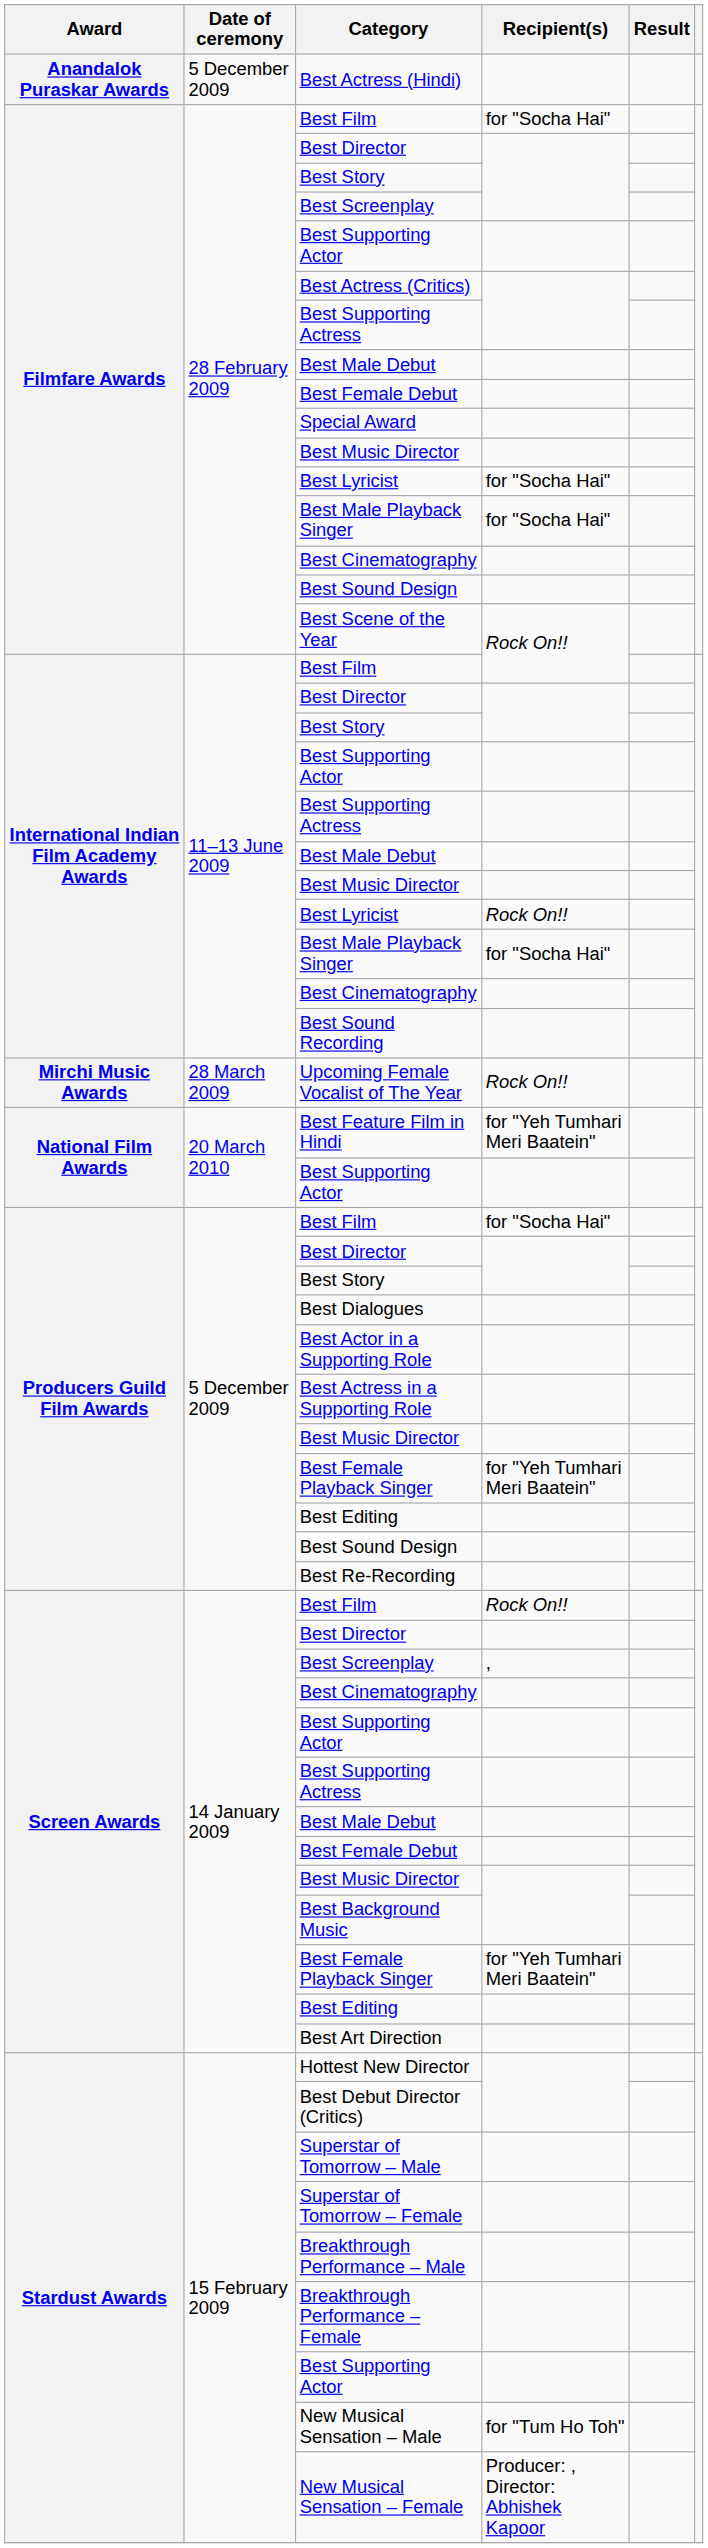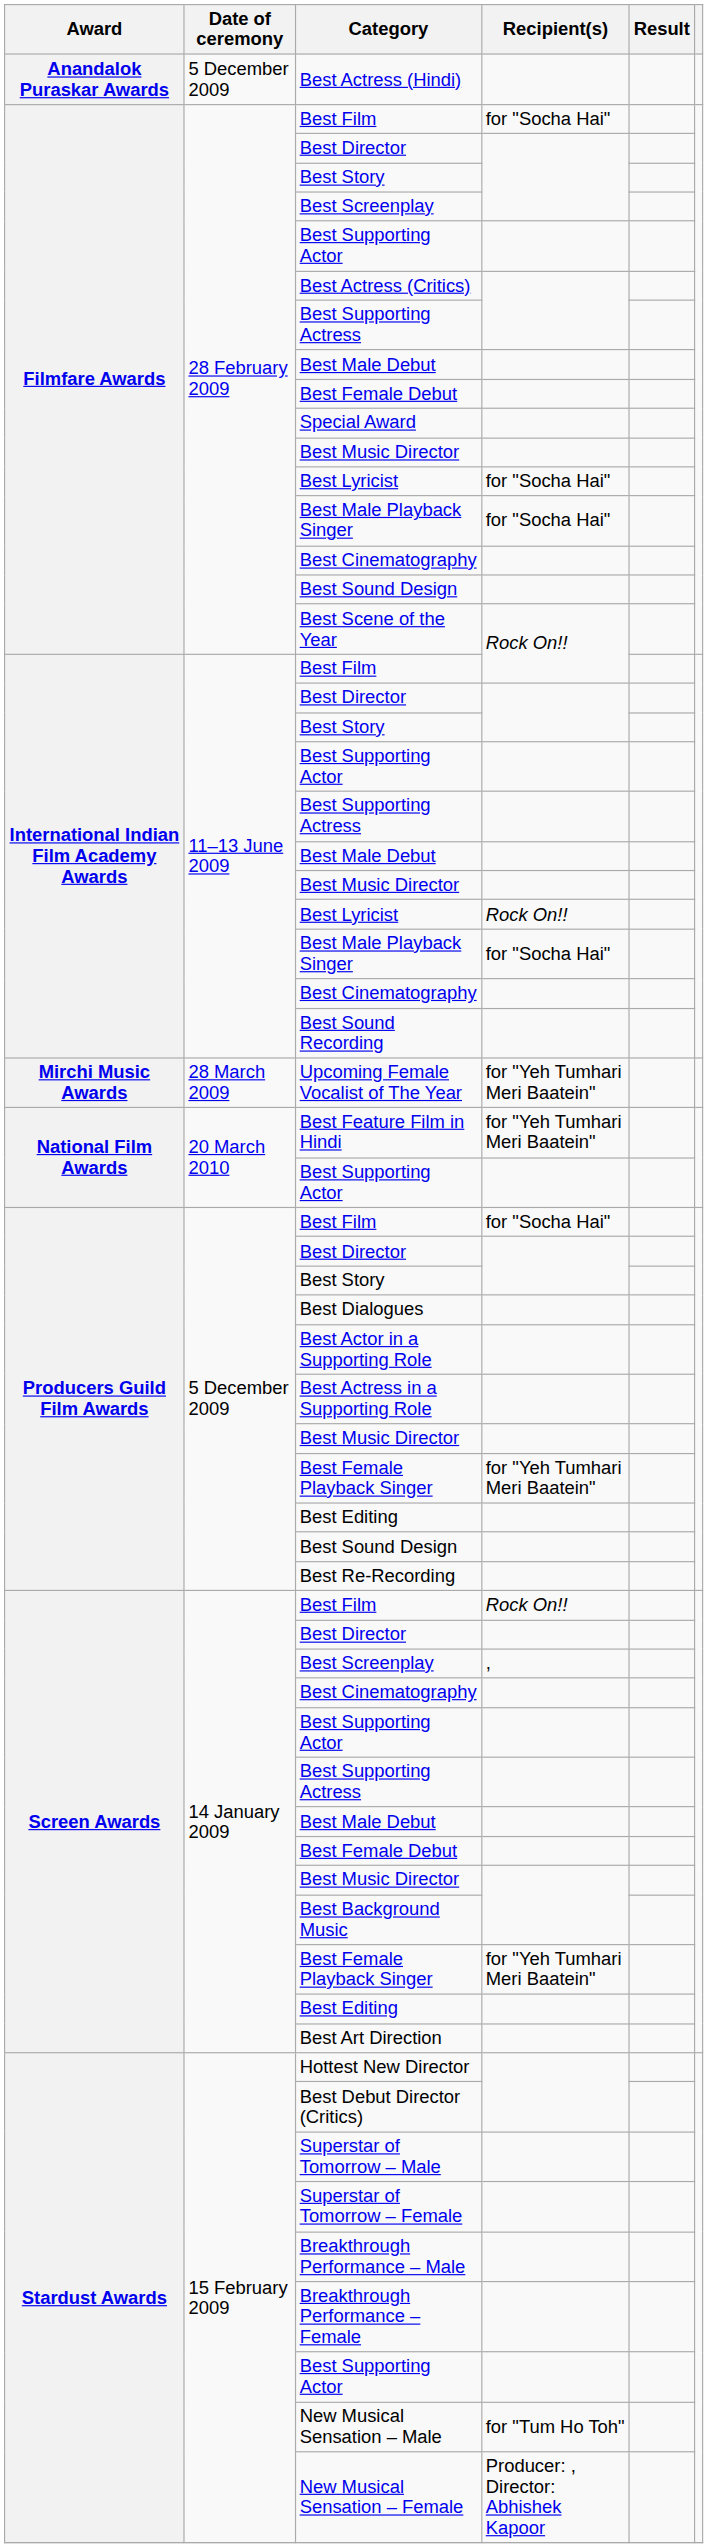(527, 1082) Rock On!! -> (554, 1082) for "Yeh Tumhari Meri Baatein"
